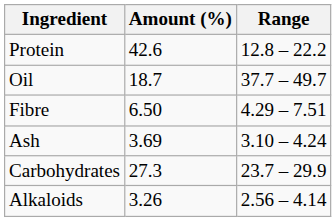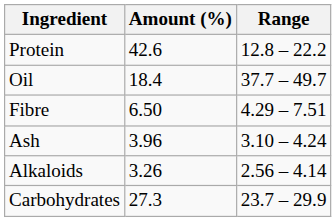(145, 79) 18.7 -> (145, 79) 18.4
(145, 140) 3.69 -> (145, 140) 3.96
rows swapped: (65, 170) <-> (46, 200)
